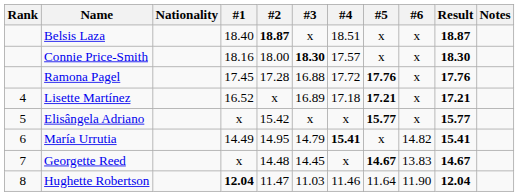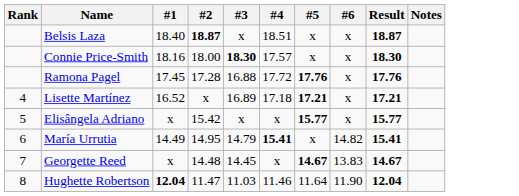- column: (187, 14)
